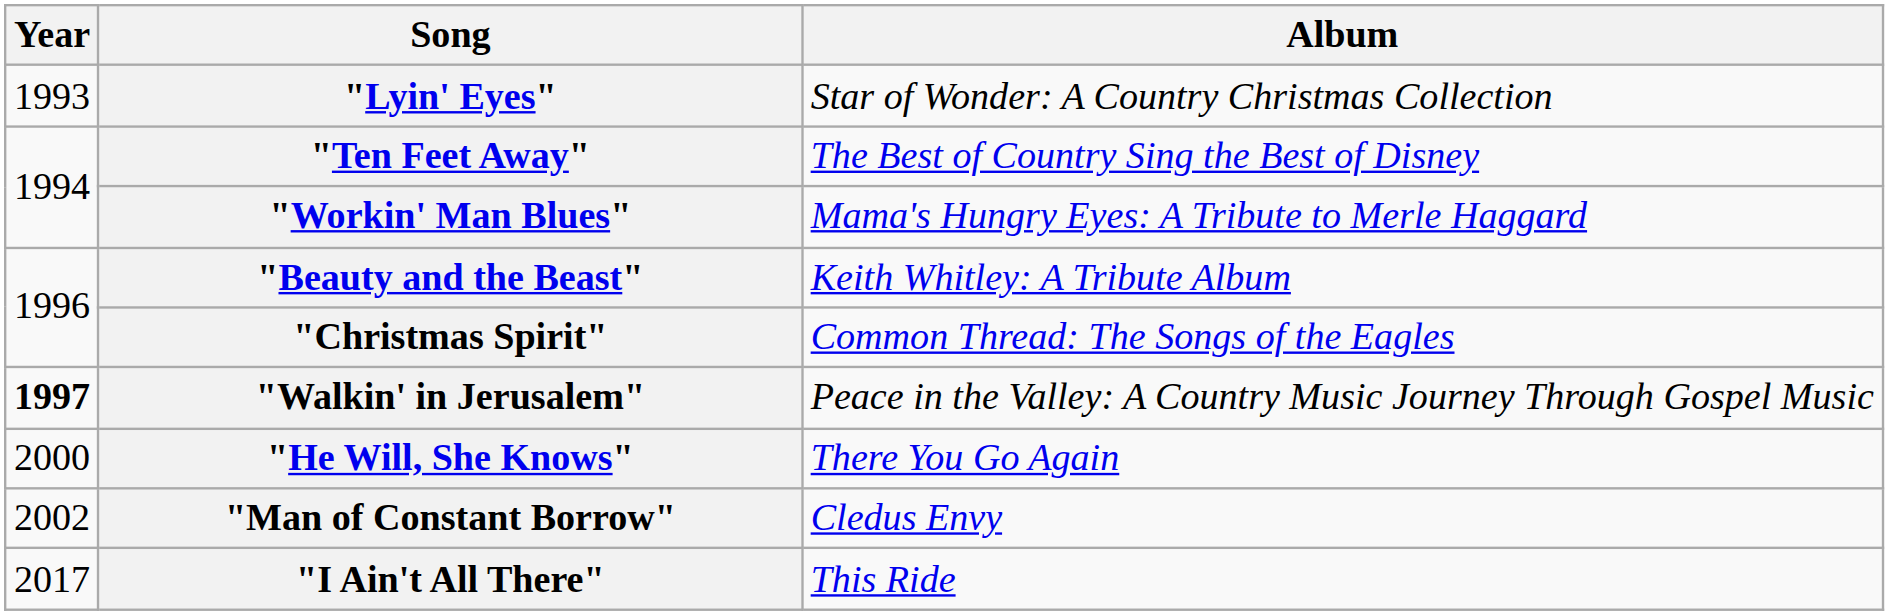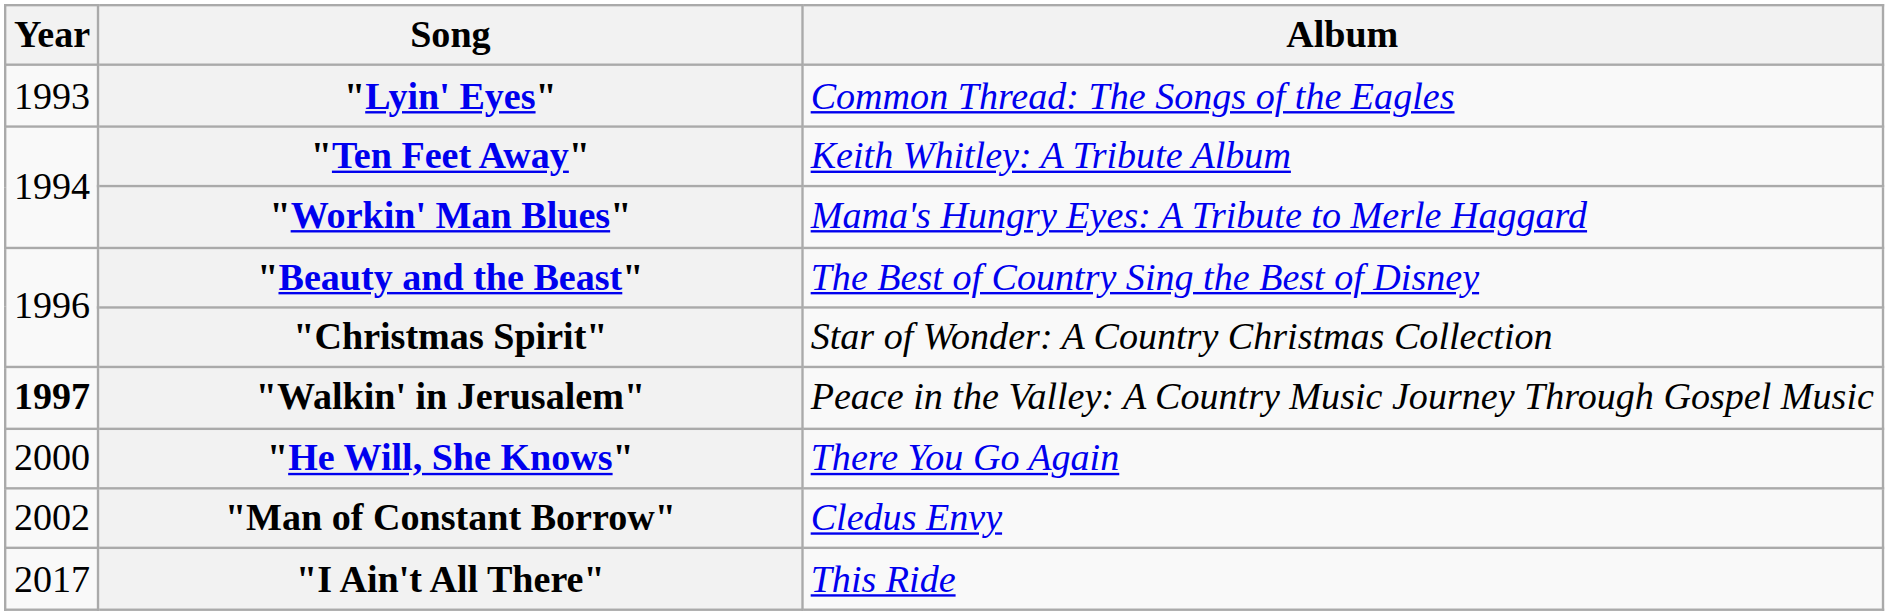(1182, 95) Star of Wonder: A Country Christmas Collection -> (1133, 95) Common Thread: The Songs of the Eagles
(1145, 155) The Best of Country Sing the Best of Disney -> (1051, 155) Keith Whitley: A Tribute Album
(1051, 276) Keith Whitley: A Tribute Album -> (1145, 276) The Best of Country Sing the Best of Disney
(1133, 336) Common Thread: The Songs of the Eagles -> (1182, 336) Star of Wonder: A Country Christmas Collection
